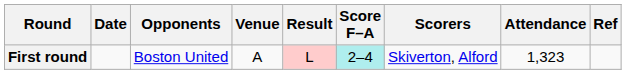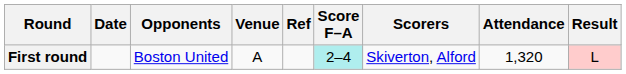columns swapped: (309, 24) <-> (605, 24)
(545, 57) 1,323 -> (524, 57) 1,320
